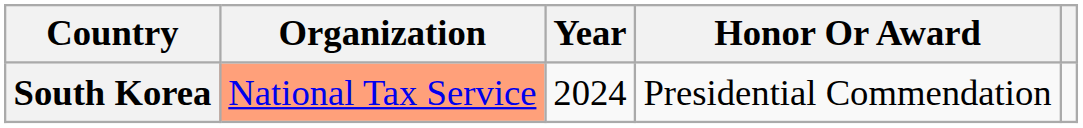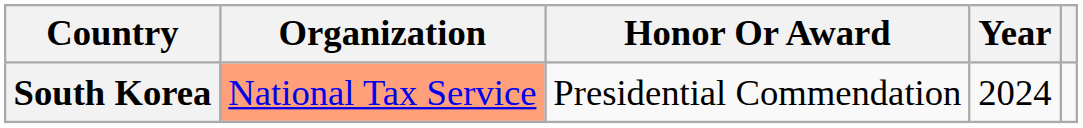columns swapped: (590, 33) <-> (848, 33)
